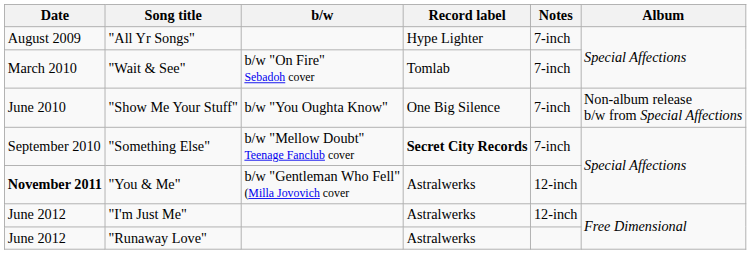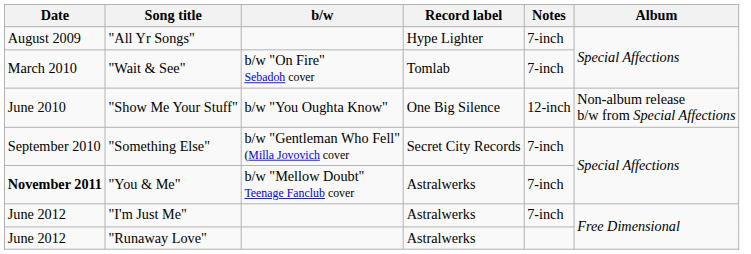(552, 107) 7-inch -> (549, 107) 12-inch
(304, 146) b/w "Mellow Doubt" Teenage Fanclub cover -> (322, 146) b/w "Gentleman Who Fell" (Milla Jovovich cover
(467, 146) bold -> (464, 146) normal
(322, 184) b/w "Gentleman Who Fell" (Milla Jovovich cover -> (304, 184) b/w "Mellow Doubt" Teenage Fanclub cover
(556, 184) 12-inch -> (545, 184) 7-inch
(556, 215) 12-inch -> (545, 215) 7-inch
